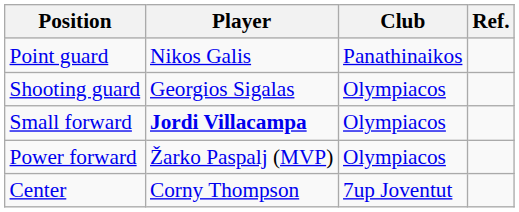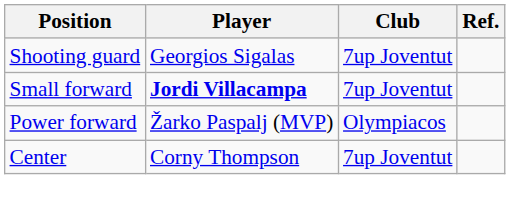- row: (59, 55)
(394, 88) Olympiacos -> (398, 55) 7up Joventut
(394, 122) Olympiacos -> (398, 88) 7up Joventut
